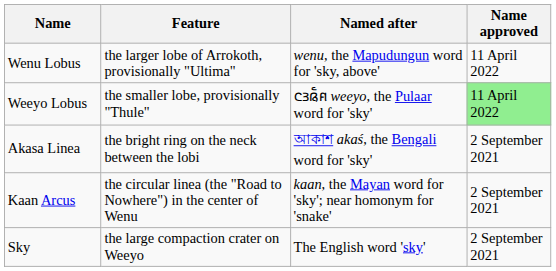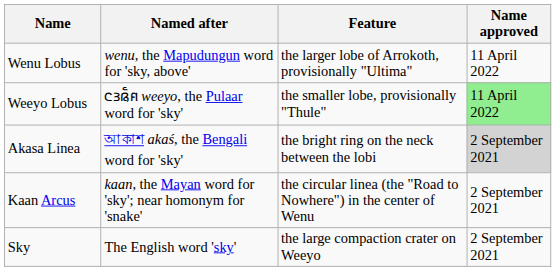columns swapped: (196, 24) <-> (379, 24)
(506, 148) no background -> (506, 148) lightgrey background
